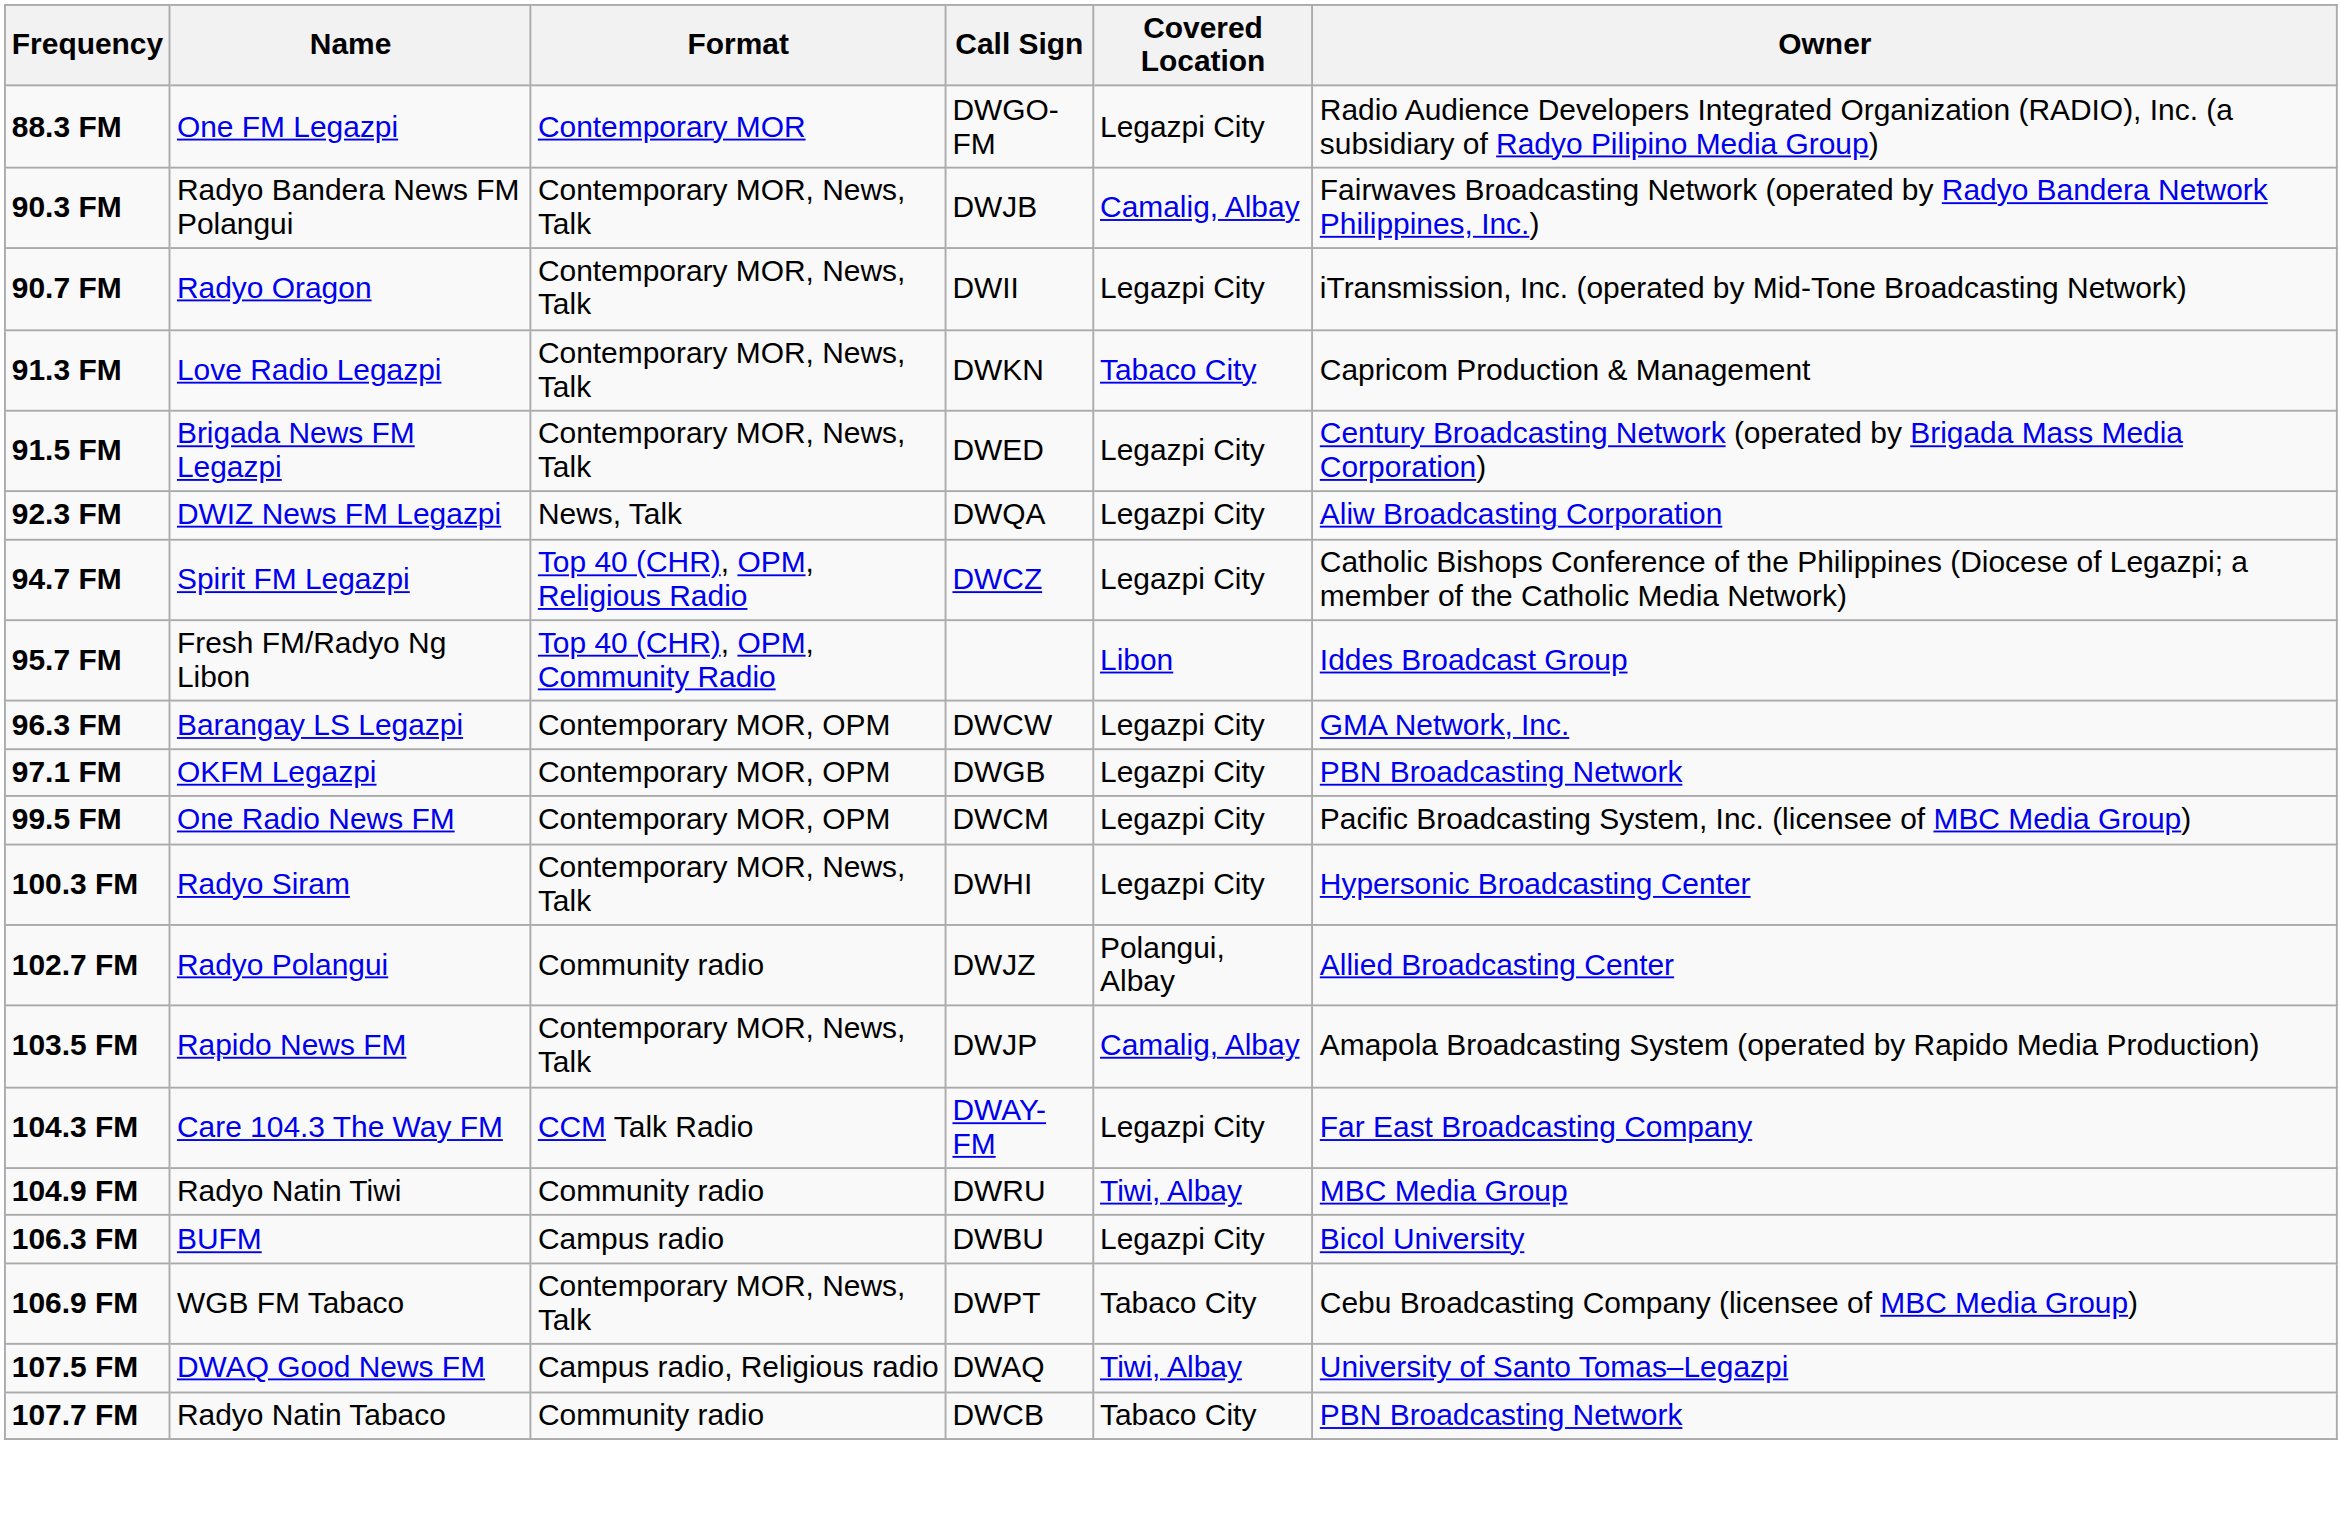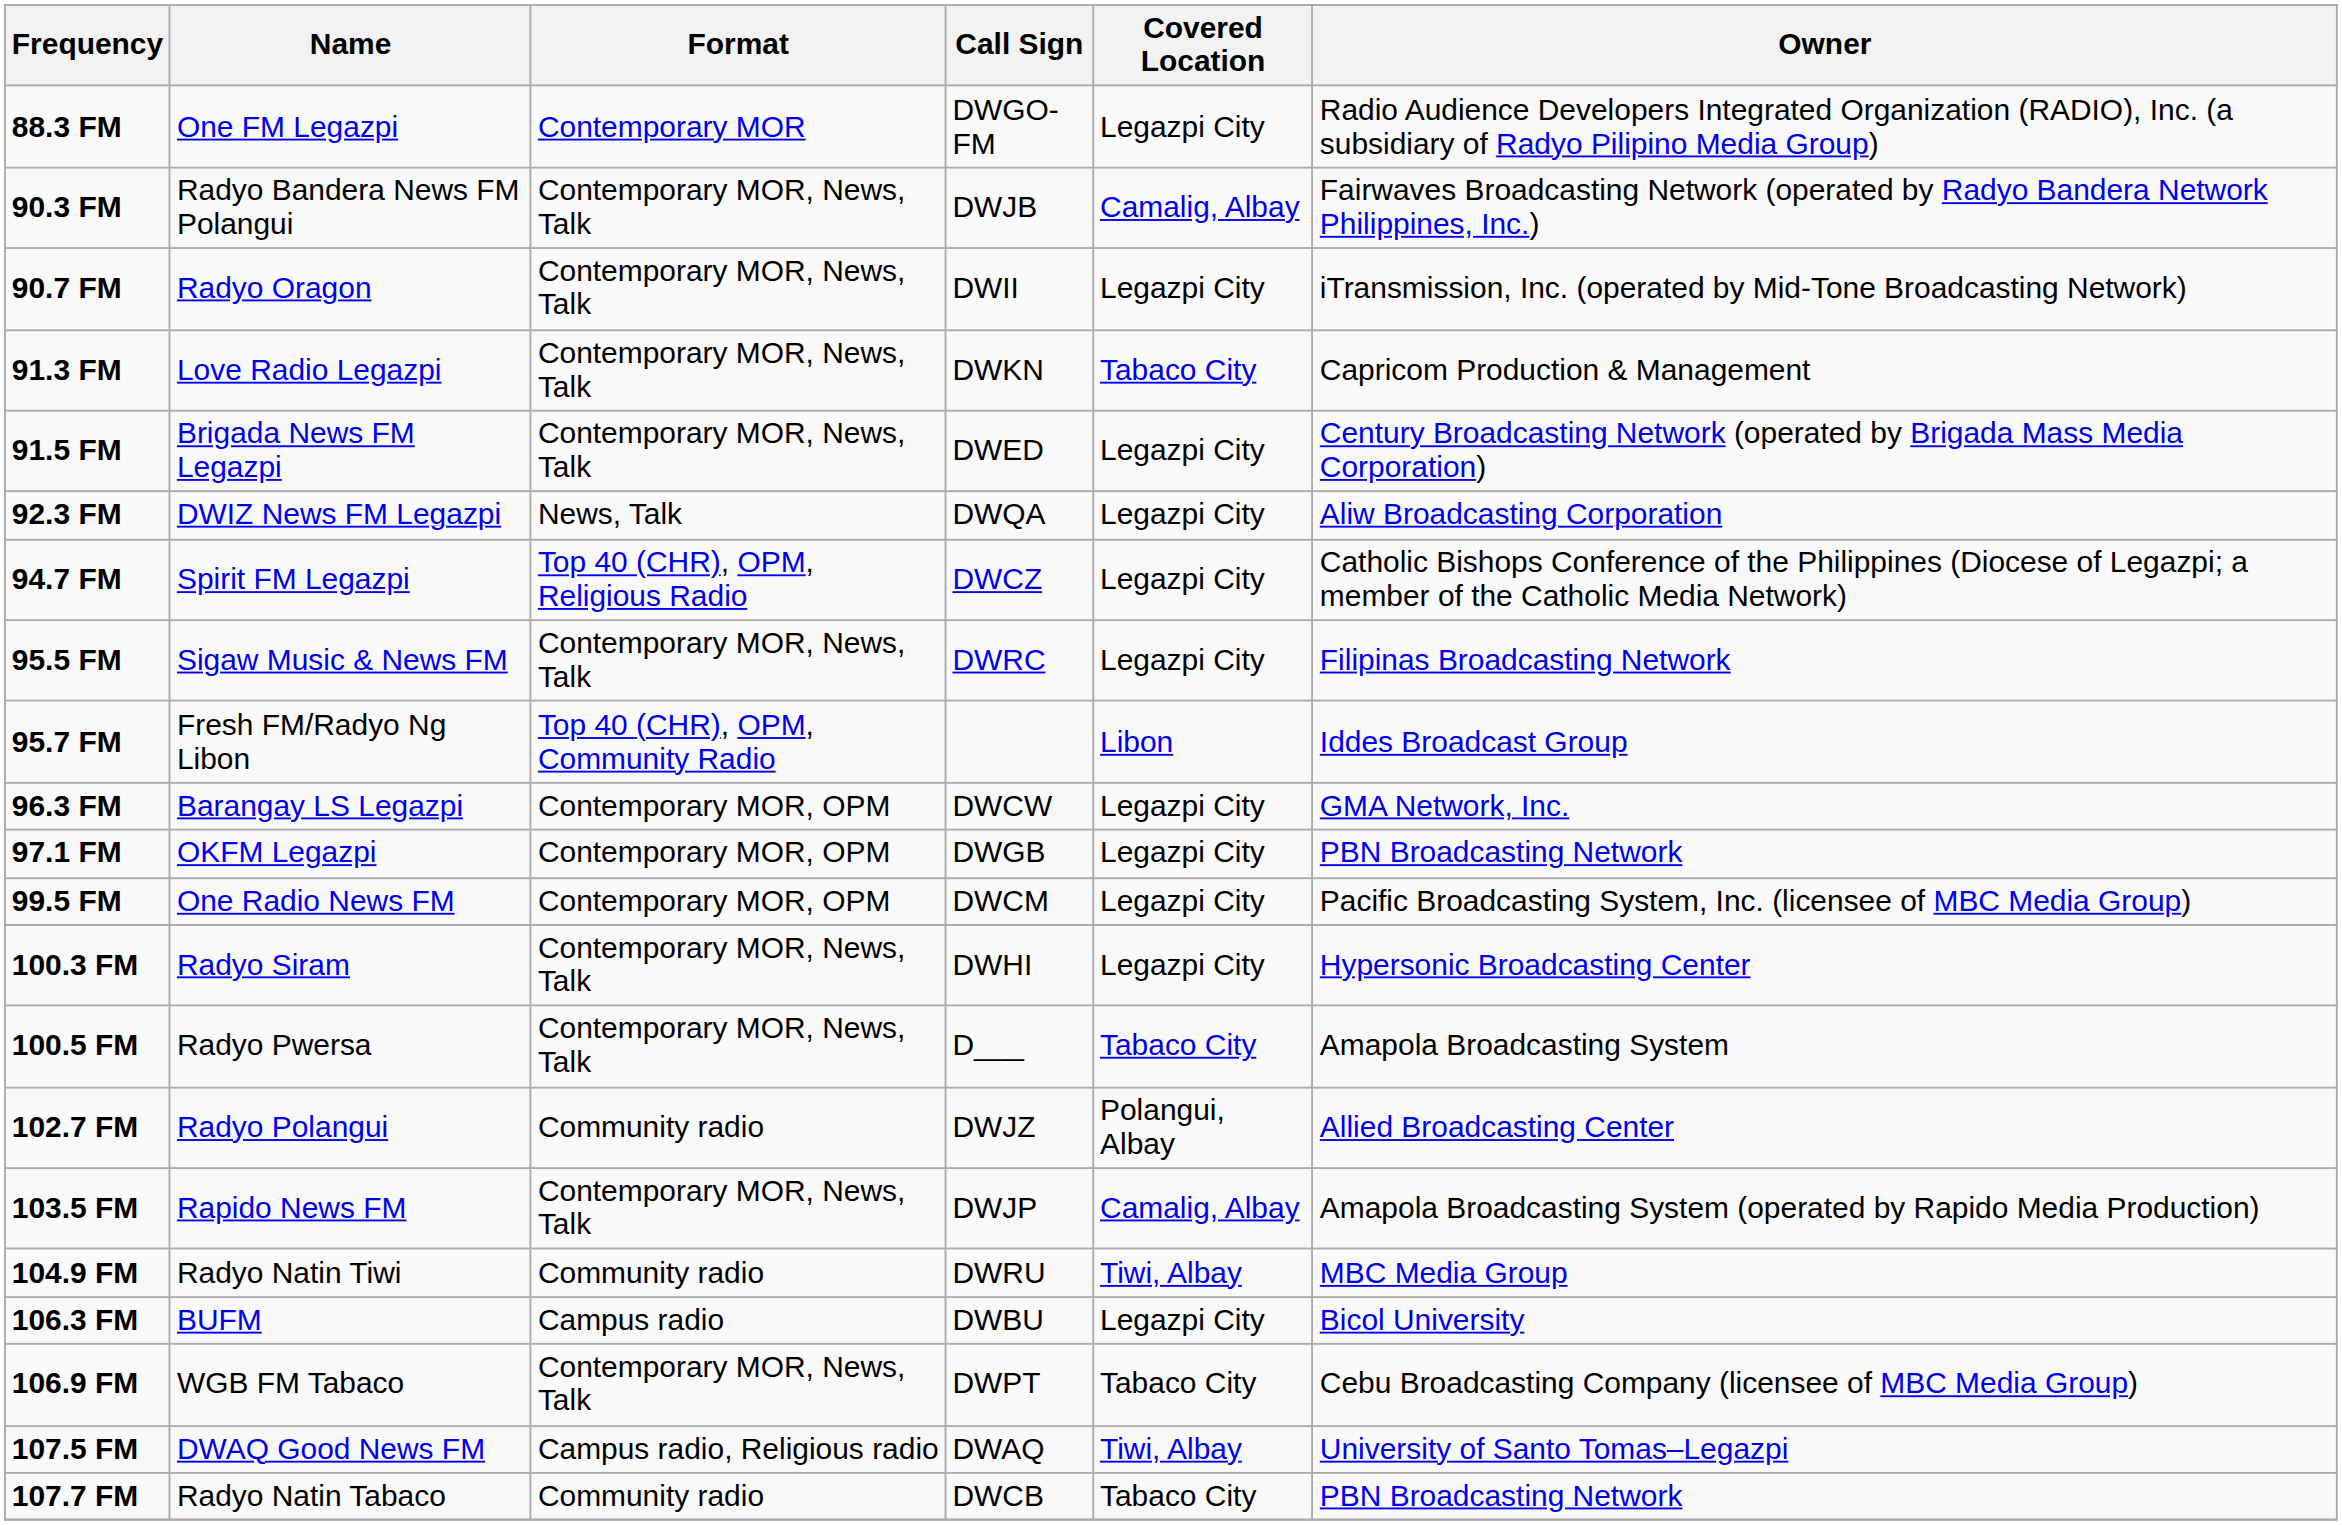+ row: (67, 660)
+ row: (75, 1045)
- row: (75, 1127)
